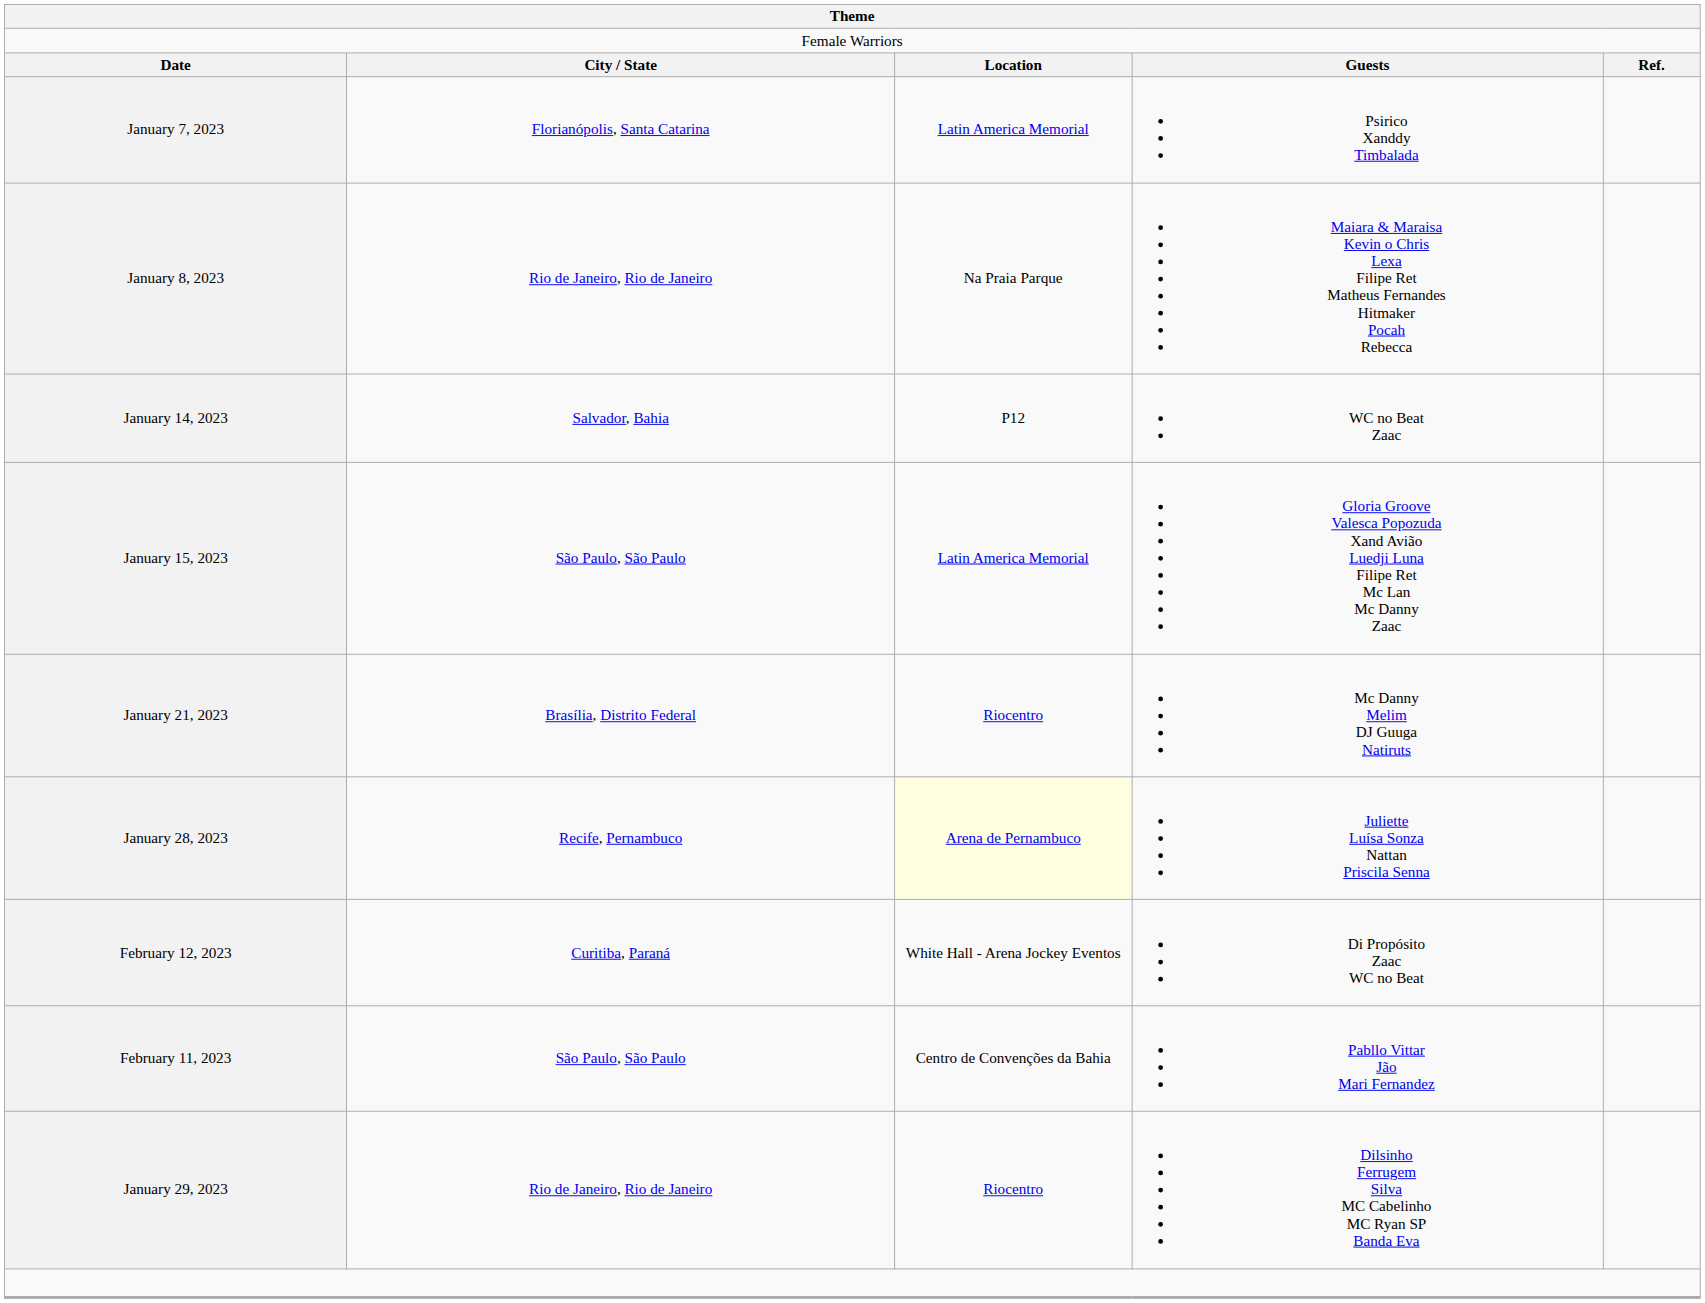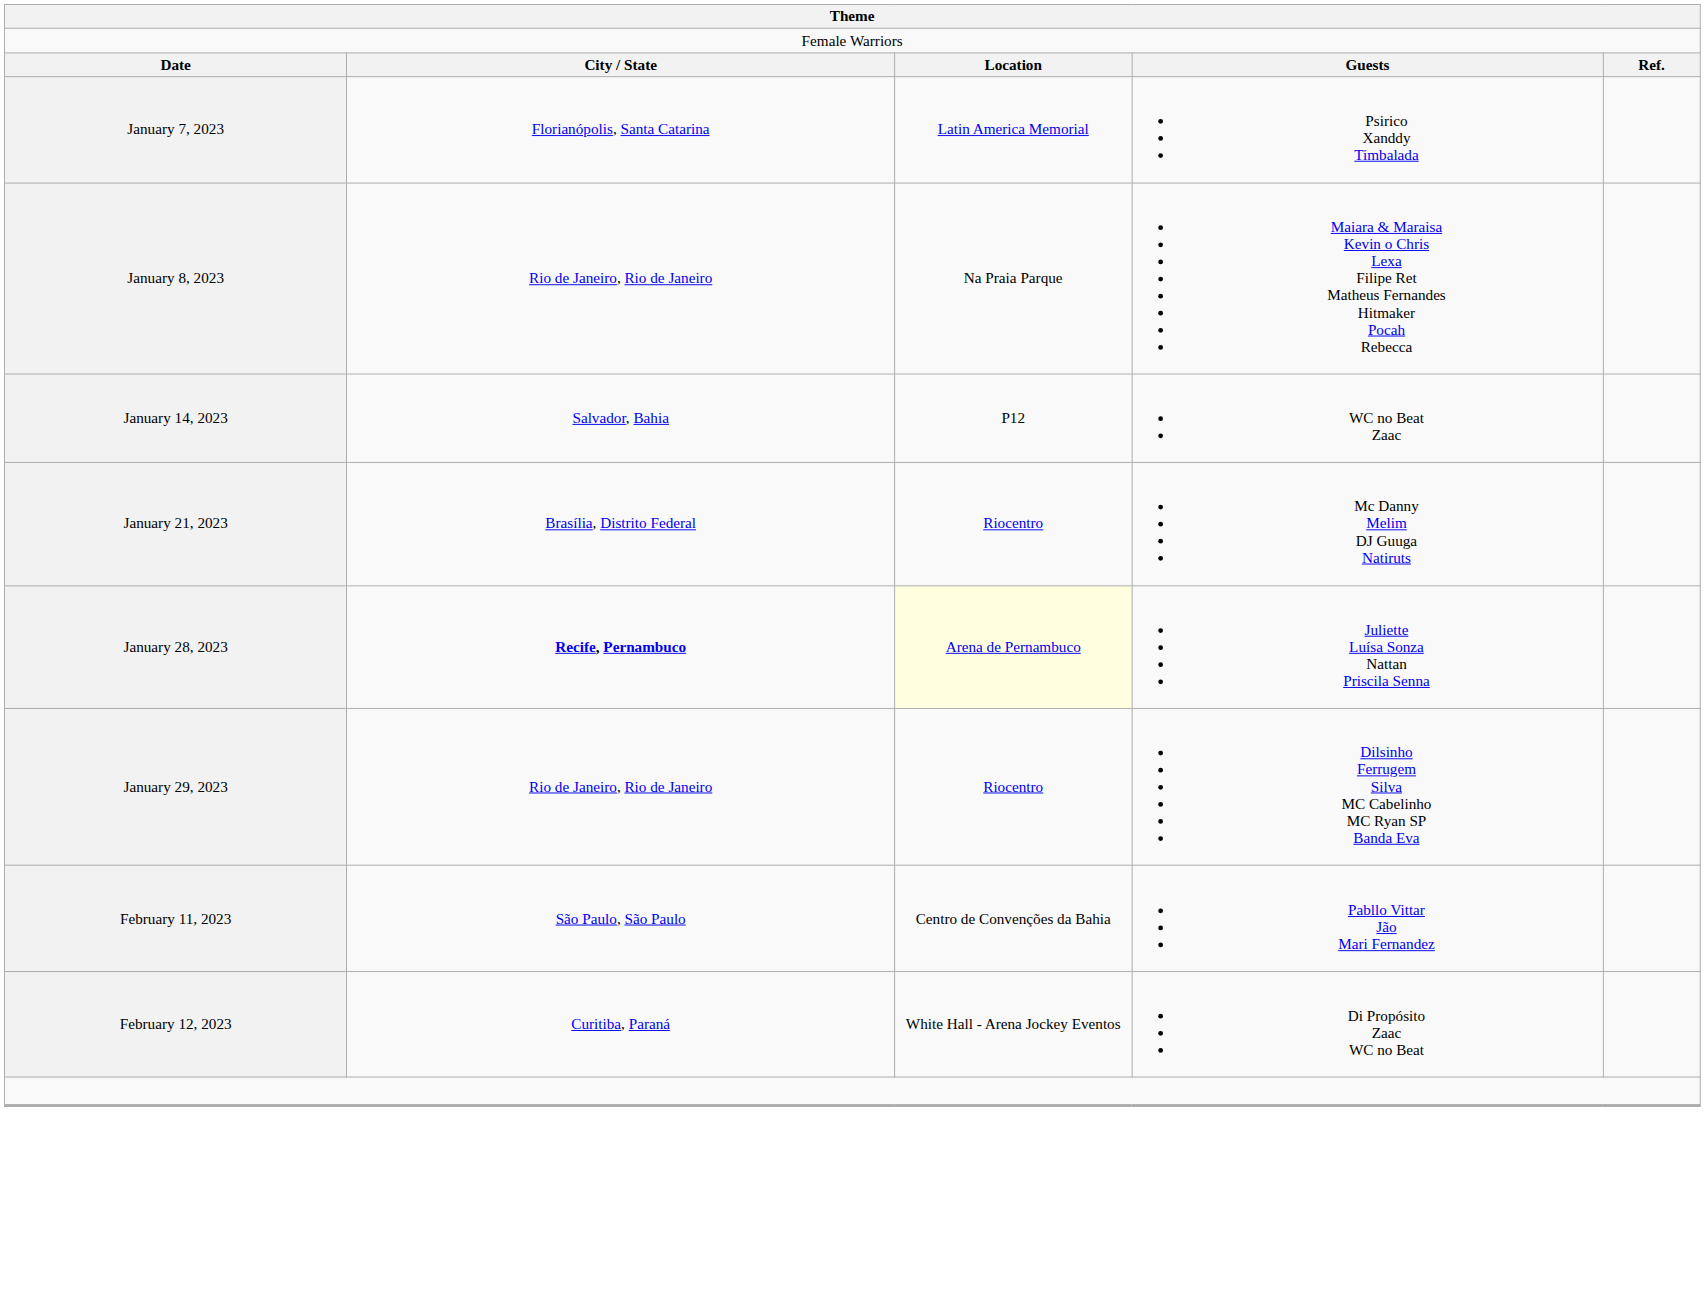- row: (176, 558)
(621, 838) normal -> (621, 646) bold
rows swapped: (176, 1189) <-> (176, 952)
